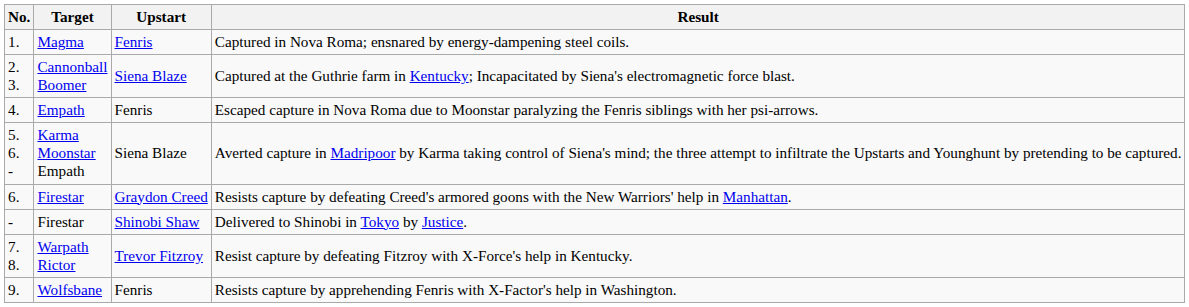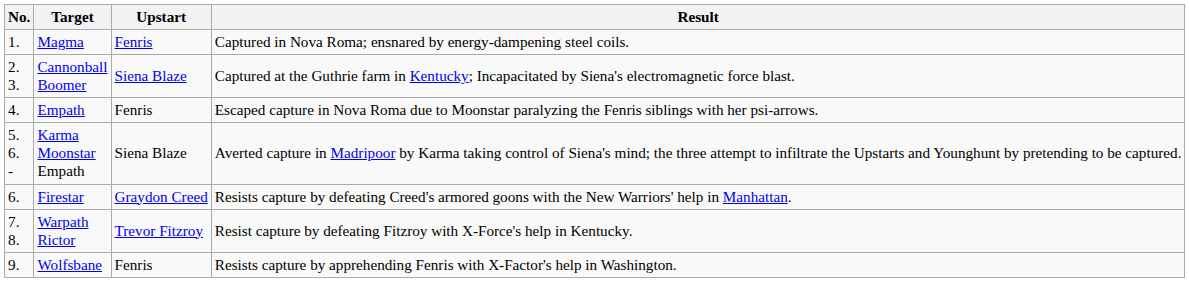- row: (341, 221)
